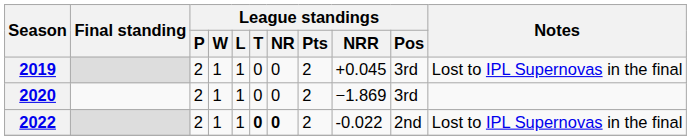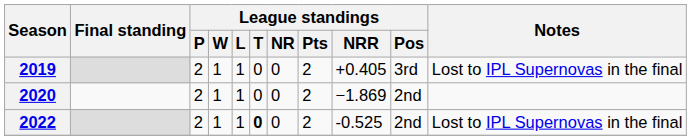(361, 69) +0.045 -> (361, 69) +0.405
(406, 95) 3rd -> (408, 95) 2nd
(276, 122) bold -> (276, 122) normal
(359, 122) -0.022 -> (359, 122) -0.525
